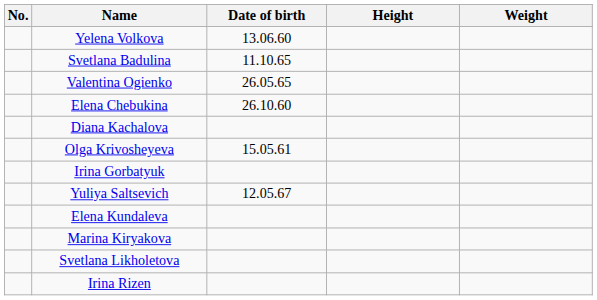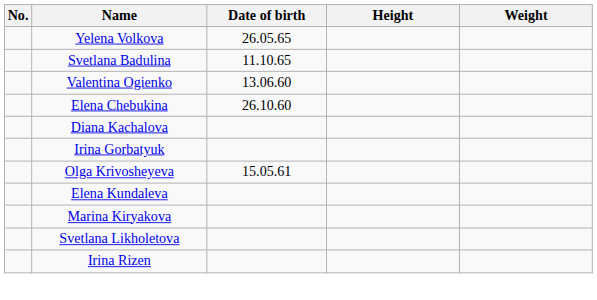(267, 37) 13.06.60 -> (267, 37) 26.05.65
(267, 82) 26.05.65 -> (267, 82) 13.06.60
rows swapped: (119, 149) <-> (119, 171)
- row: (119, 194)
